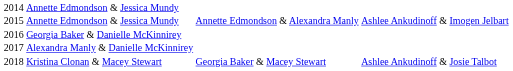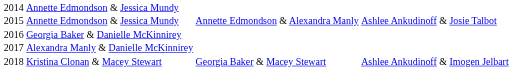(435, 21) Ashlee Ankudinoff & Imogen Jelbart -> (429, 21) Ashlee Ankudinoff & Josie Talbot
(429, 62) Ashlee Ankudinoff & Josie Talbot -> (435, 62) Ashlee Ankudinoff & Imogen Jelbart
